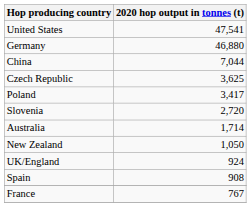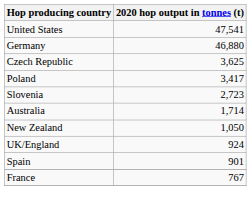- row: (19, 62)
(232, 111) 2,720 -> (232, 95) 2,723
(236, 177) 908 -> (236, 161) 901
